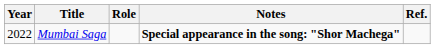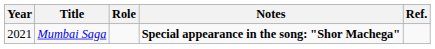(20, 33) 2022 -> (20, 33) 2021
